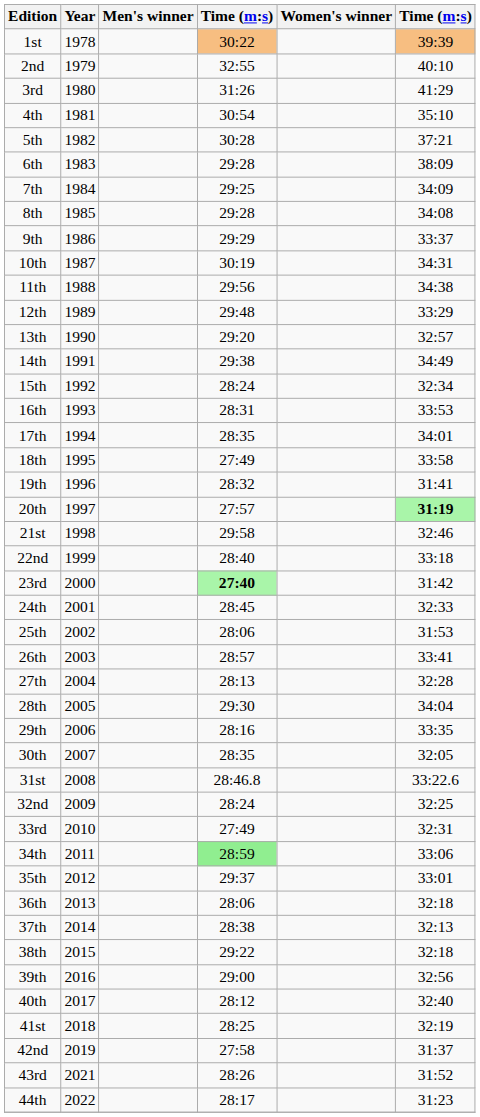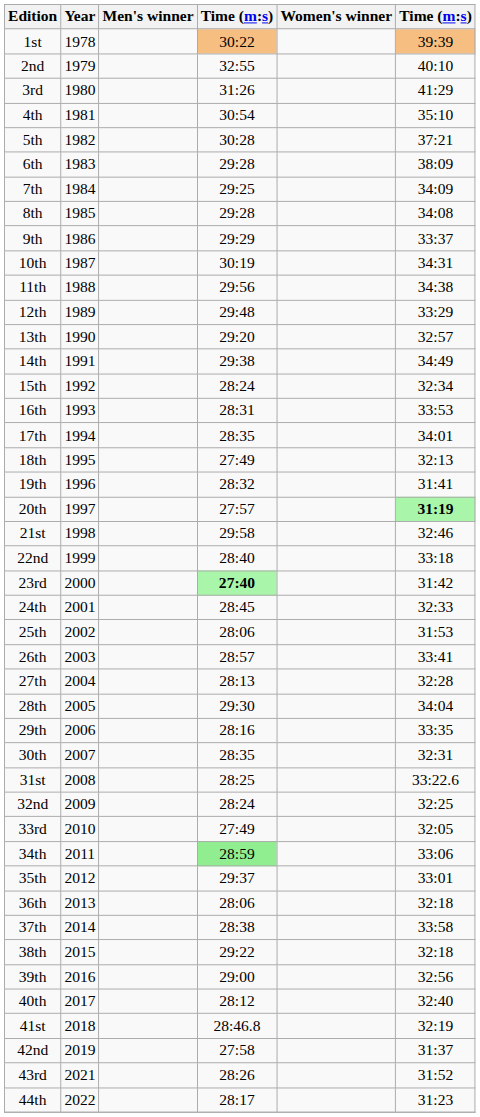(436, 459) 33:58 -> (436, 459) 32:13
(436, 755) 32:05 -> (436, 755) 32:31
(237, 779) 28:46.8 -> (237, 779) 28:25
(436, 829) 32:31 -> (436, 829) 32:05
(436, 927) 32:13 -> (436, 927) 33:58
(237, 1025) 28:25 -> (237, 1025) 28:46.8
